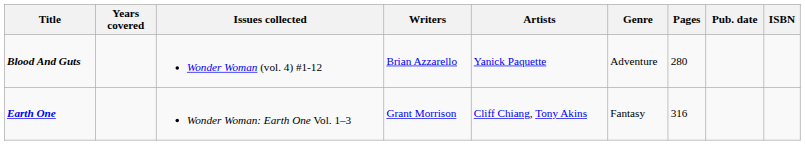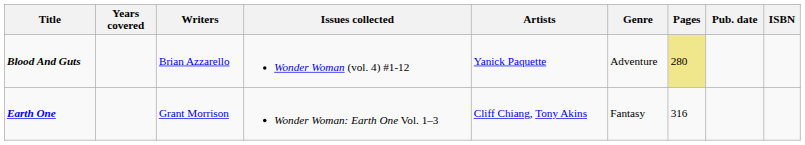columns swapped: (270, 19) <-> (427, 19)
(679, 61) no background -> (679, 61) khaki background
